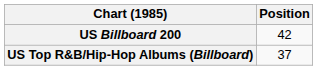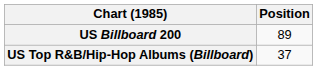(285, 34) 42 -> (285, 34) 89
